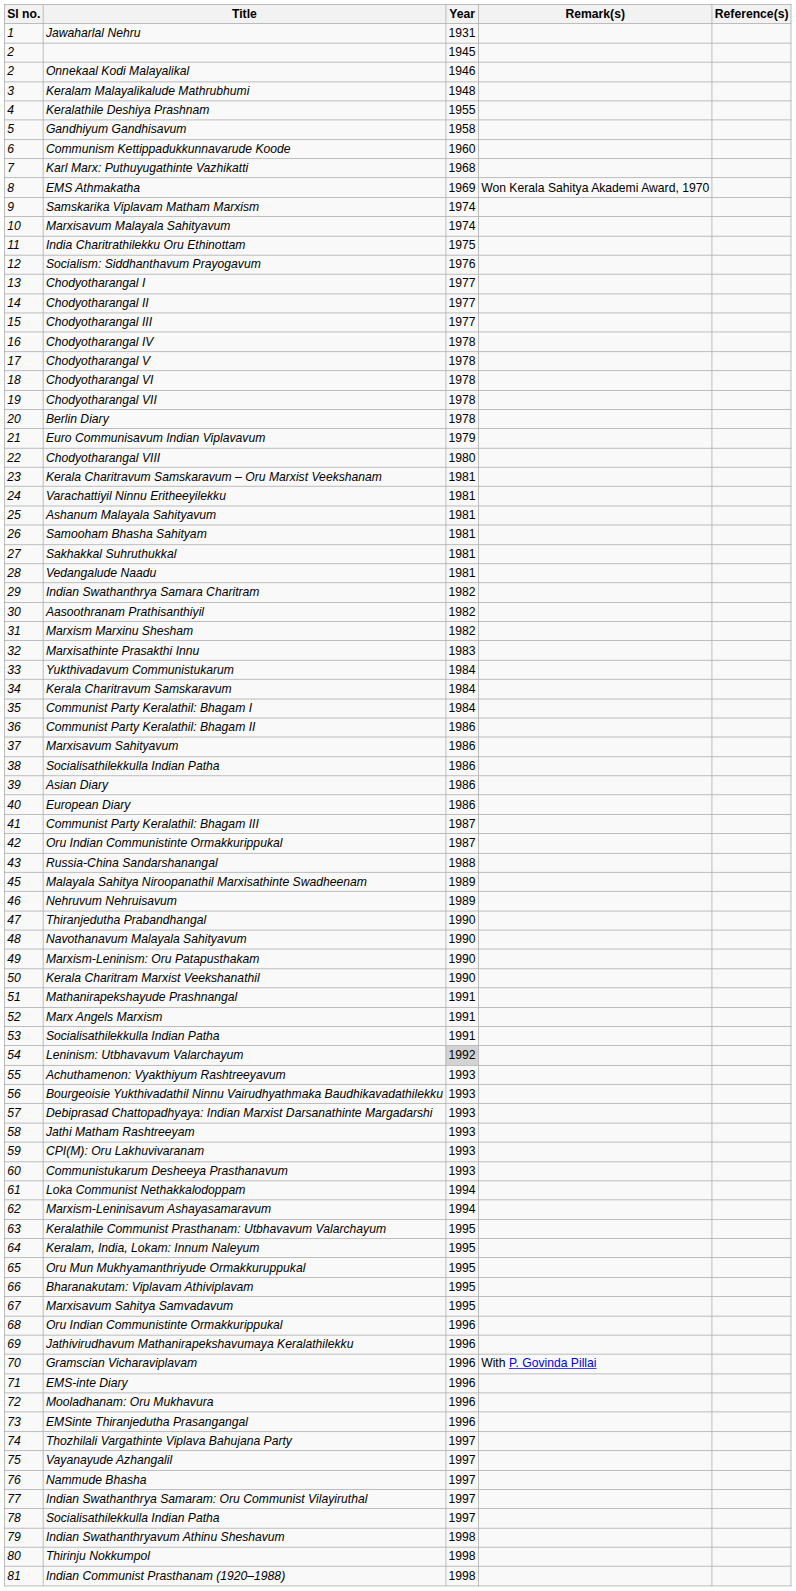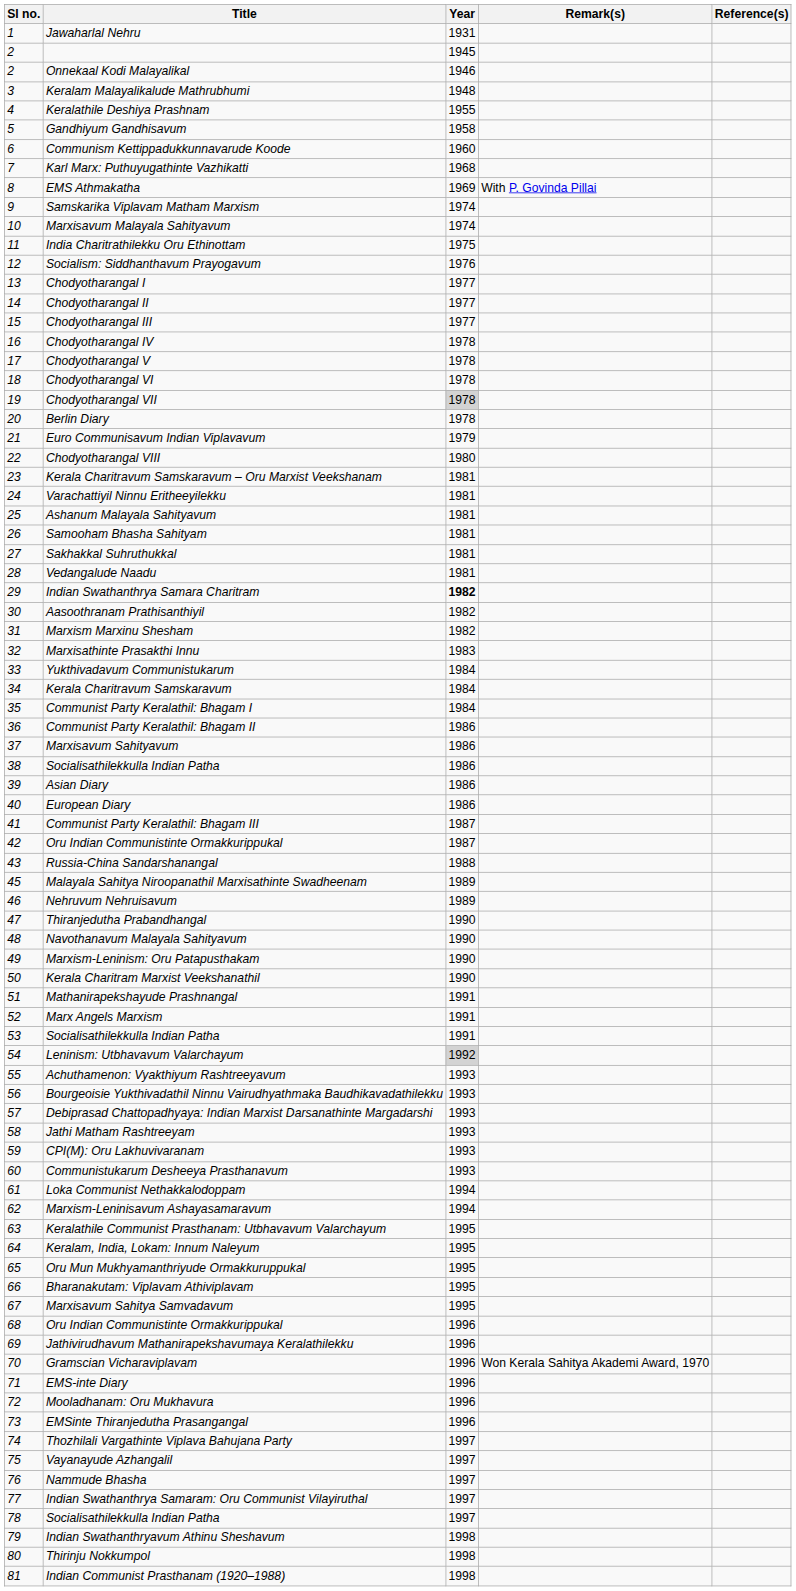(595, 187) Won Kerala Sahitya Akademi Award, 1970 -> (539, 187) With P. Govinda Pillai
(462, 399) no background -> (462, 399) lightgrey background
(462, 592) normal -> (462, 592) bold
(539, 1364) With P. Govinda Pillai -> (595, 1364) Won Kerala Sahitya Akademi Award, 1970
